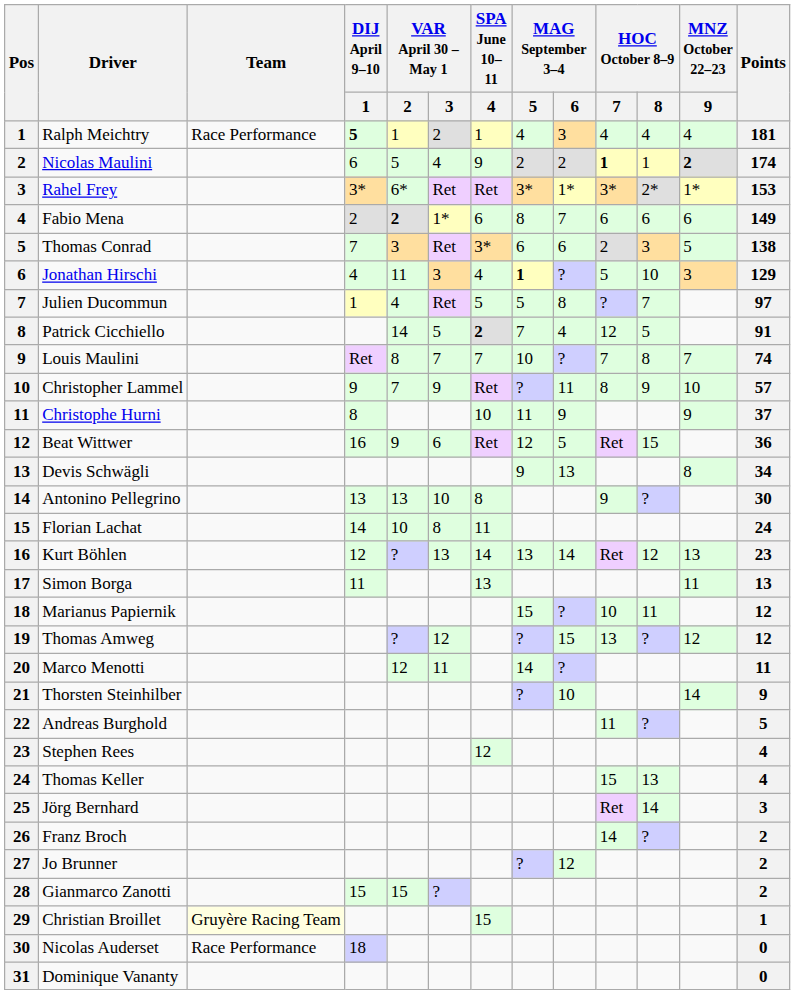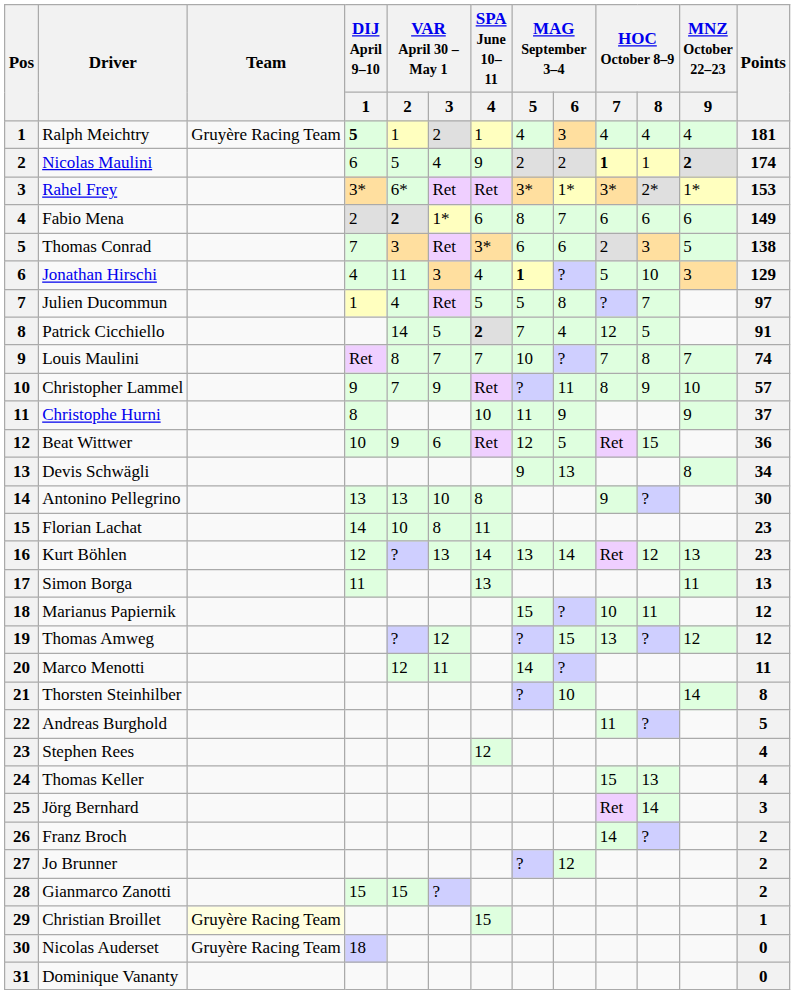(254, 134) Race Performance -> (266, 134) Gruyère Racing Team
(357, 442) 16 -> (357, 442) 10
(763, 526) 24 -> (763, 526) 23
(763, 695) 9 -> (763, 695) 8
(254, 947) Race Performance -> (266, 947) Gruyère Racing Team
